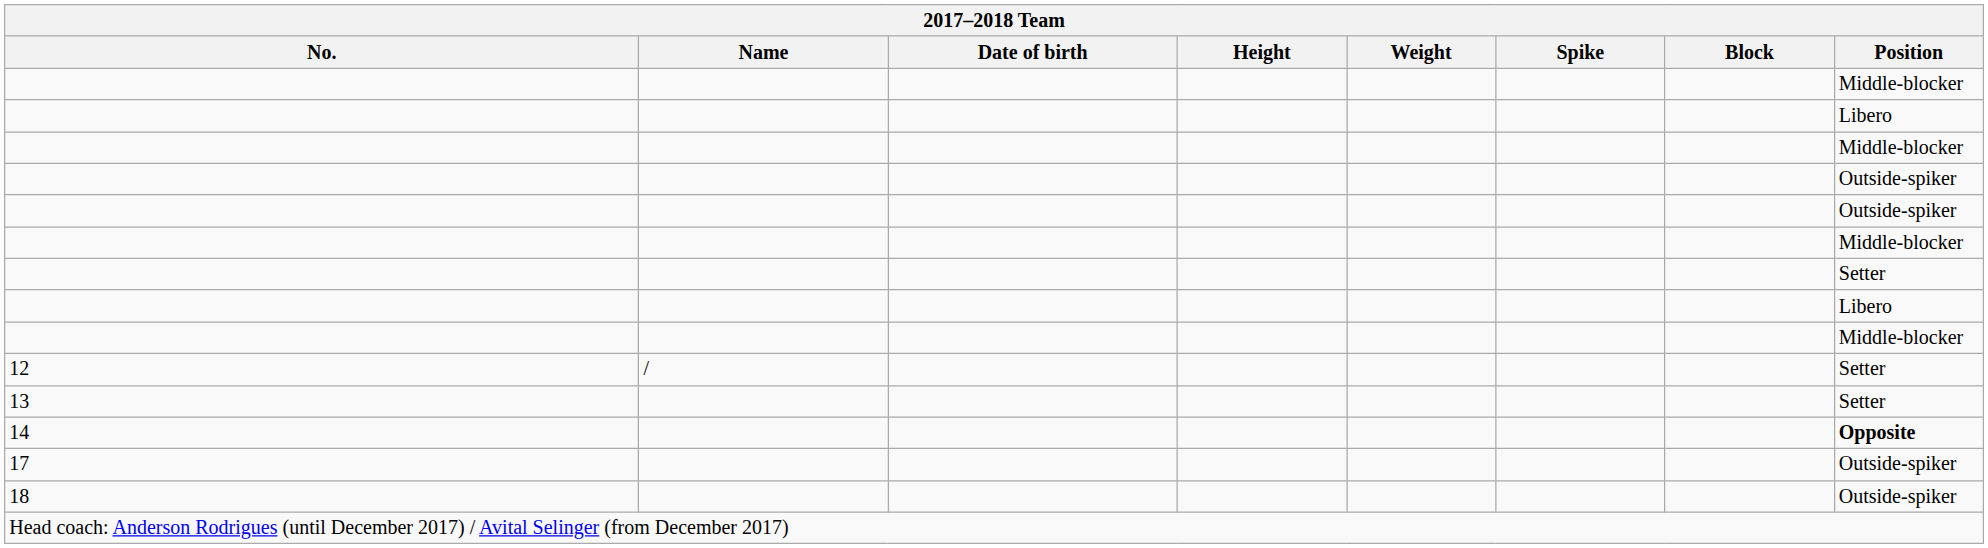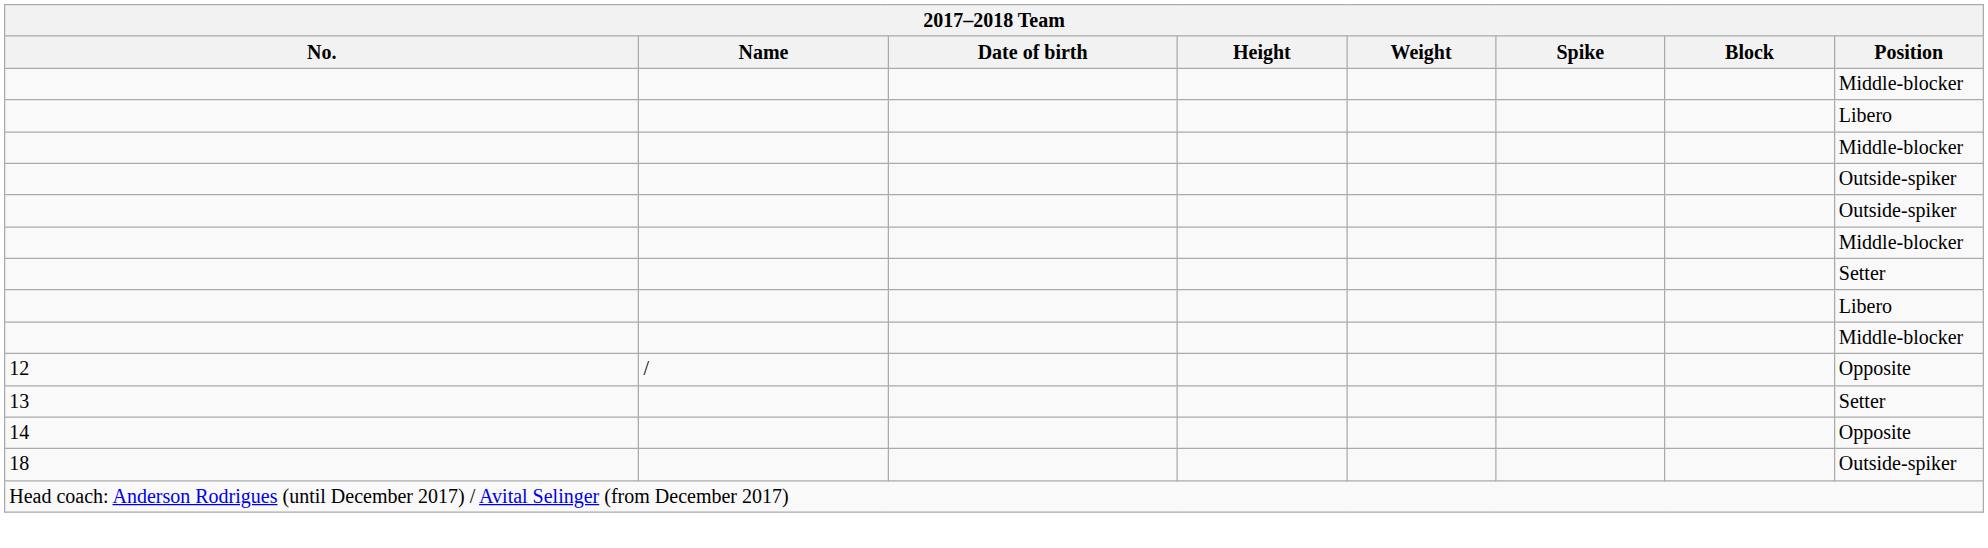(1862, 369) Setter -> (1875, 369) Opposite
(1877, 432) bold -> (1875, 432) normal
- row: (19, 464)
